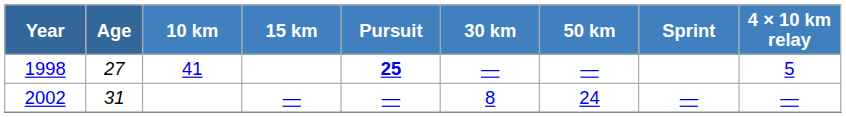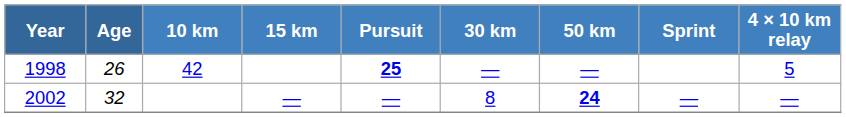(114, 69) 27 -> (114, 69) 26
(192, 69) 41 -> (192, 69) 42
(114, 98) 31 -> (114, 98) 32
(590, 98) normal -> (590, 98) bold
